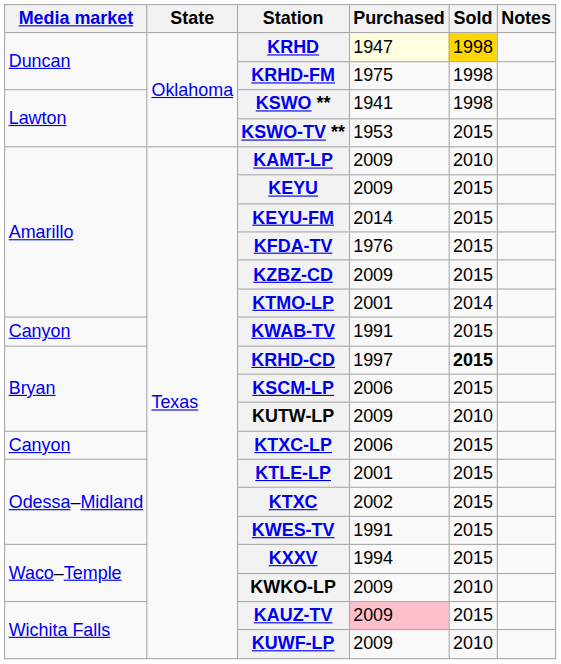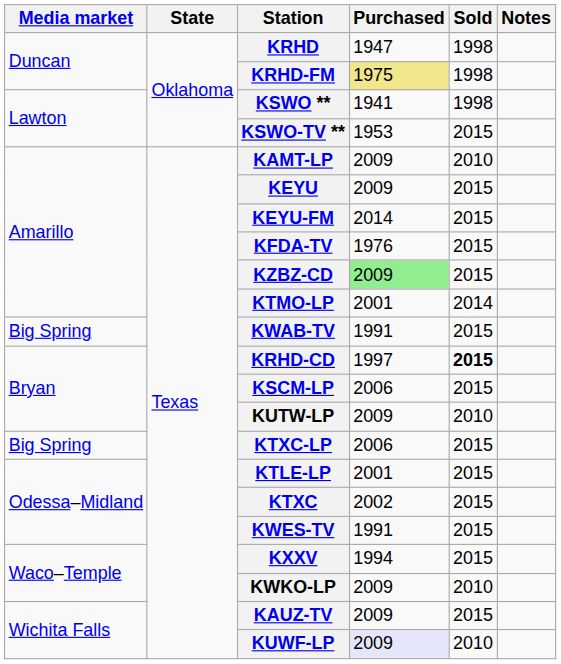(373, 47) lightyellow background -> (373, 47) no background
(473, 47) gold background -> (473, 47) no background
(373, 75) no background -> (373, 75) khaki background
(373, 274) no background -> (373, 274) lightgreen background
(40, 331) Canyon -> (50, 331) Big Spring
(40, 445) Canyon -> (50, 445) Big Spring
(373, 615) pink background -> (373, 615) no background
(373, 643) no background -> (373, 643) lavender background
